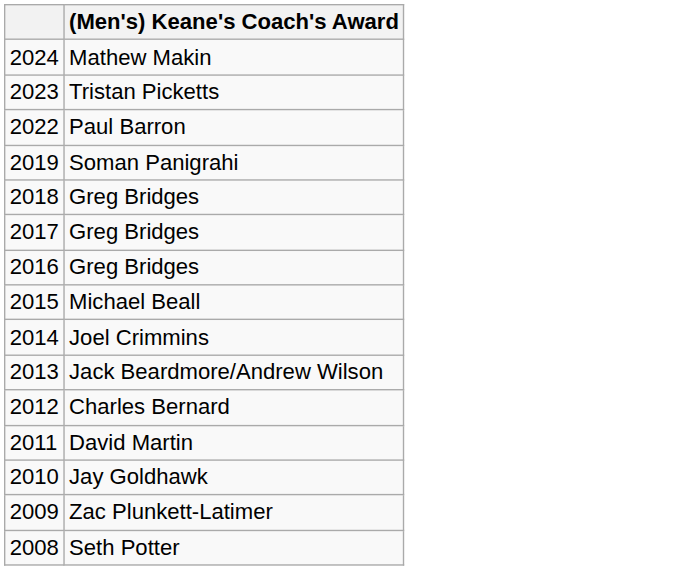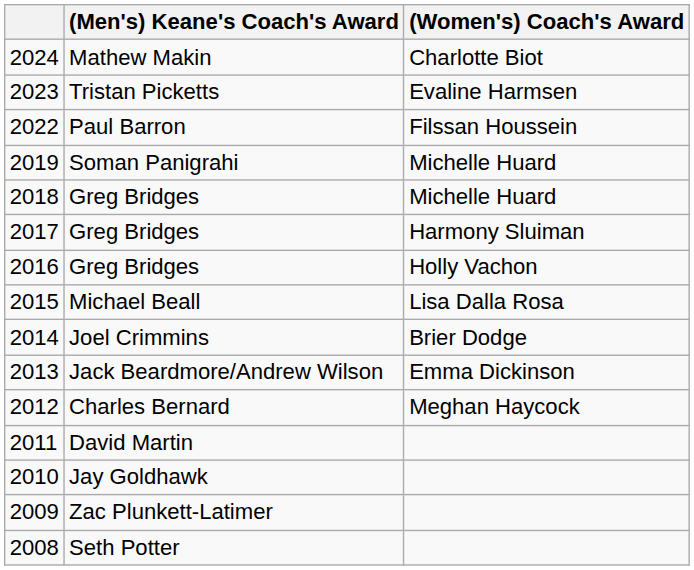+ column: (547, 22)
